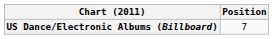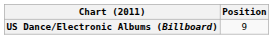(244, 27) 7 -> (244, 27) 9
